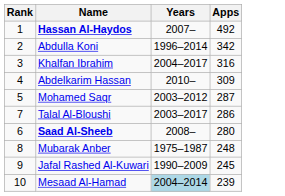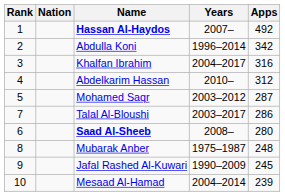+ column: (55, 13)
(226, 81) 309 -> (264, 81) 312
(181, 183) lightblue background -> (219, 183) no background
